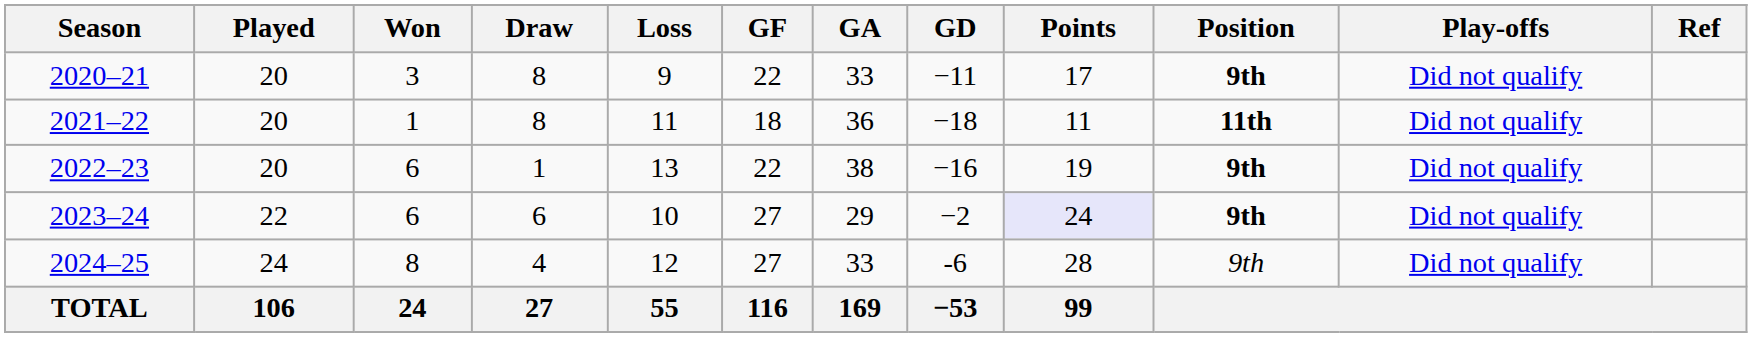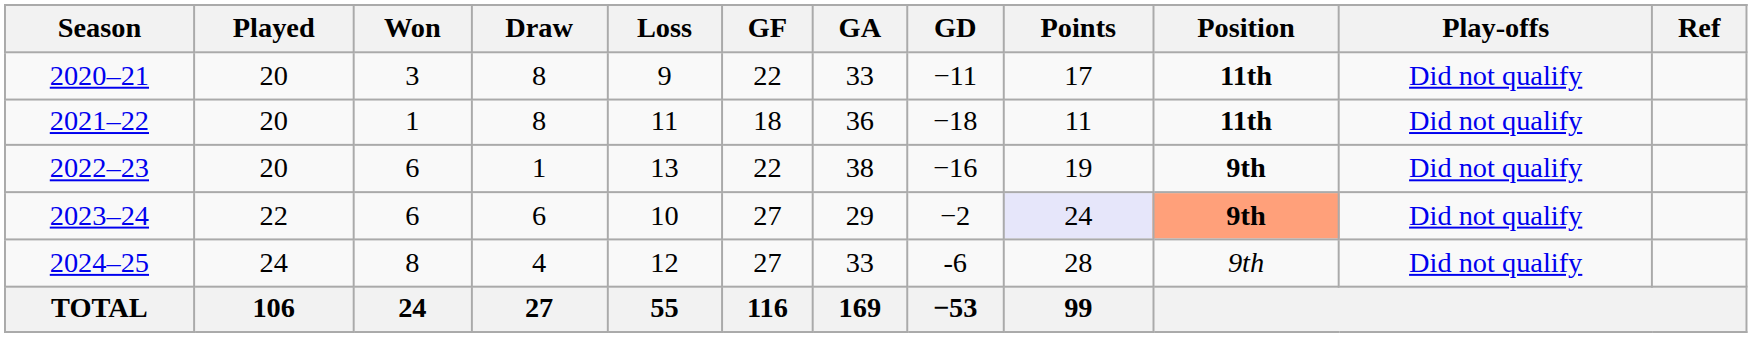(1246, 75) 9th -> (1246, 75) 11th
(1246, 215) no background -> (1246, 215) lightsalmon background
